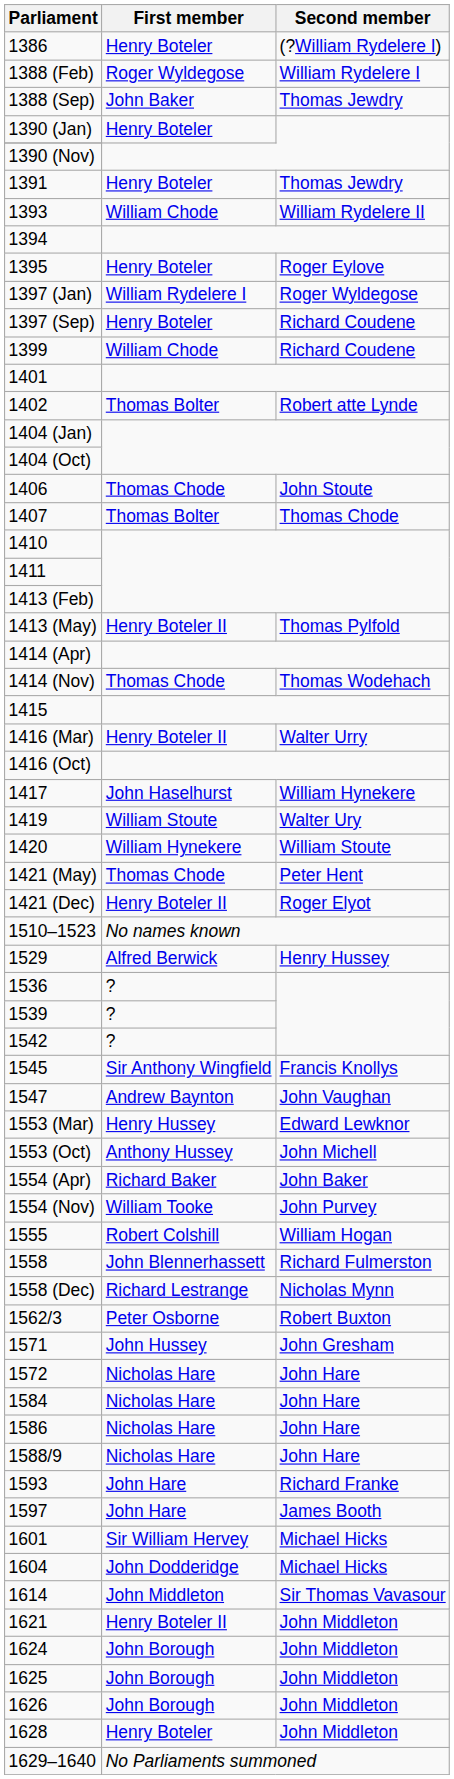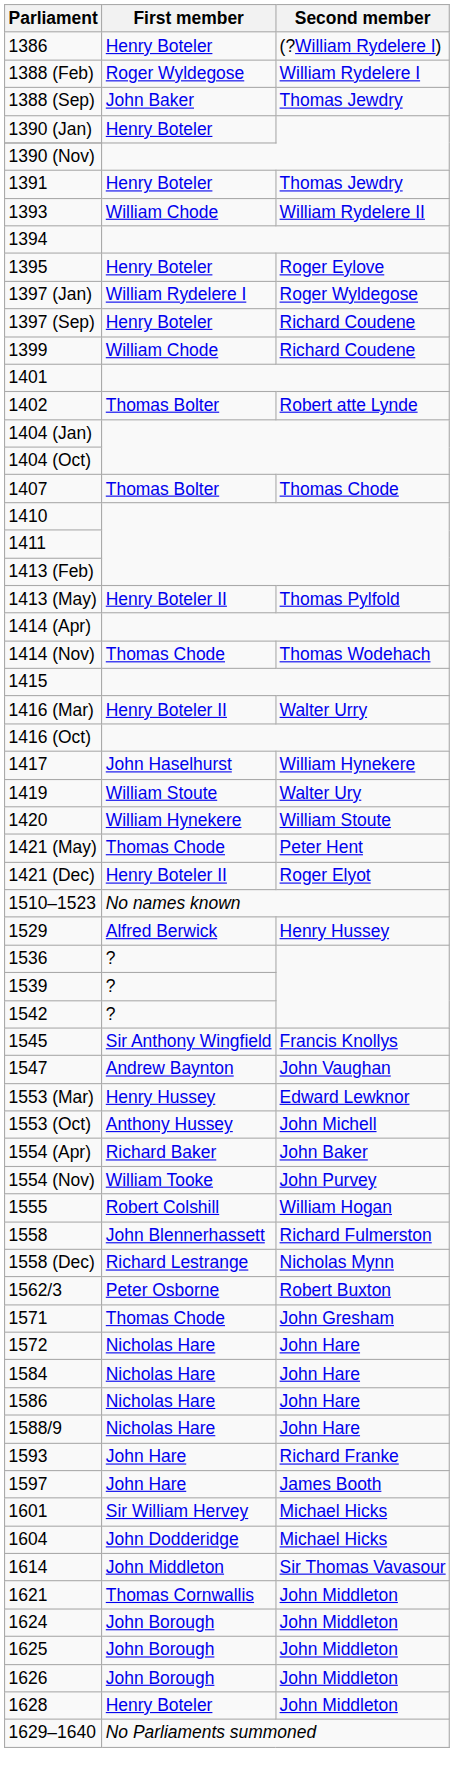- row: (28, 488)
(156, 1345) John Hussey -> (165, 1318) Thomas Chode
(166, 1622) Henry Boteler II -> (180, 1594) Thomas Cornwallis
